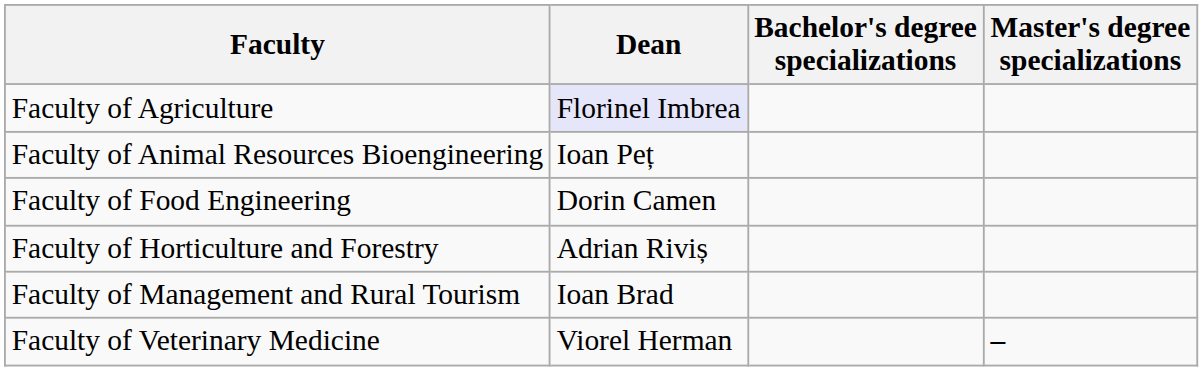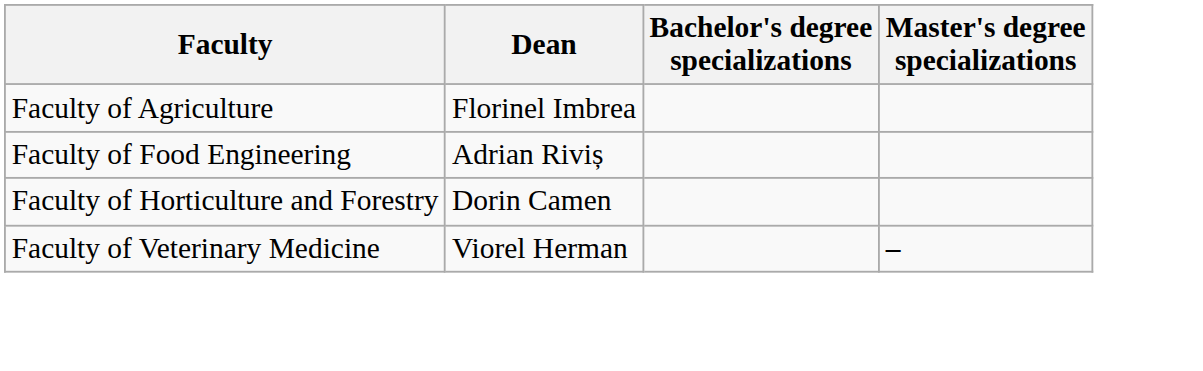(649, 107) lavender background -> (544, 107) no background
- row: (277, 154)
(636, 201) Dorin Camen -> (528, 154) Adrian Riviș
(632, 247) Adrian Riviș -> (532, 201) Dorin Camen
- row: (266, 294)
